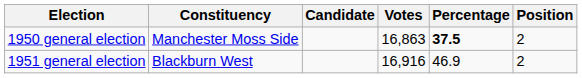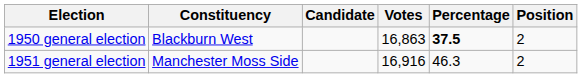(225, 38) Manchester Moss Side -> (202, 38) Blackburn West
(202, 61) Blackburn West -> (225, 61) Manchester Moss Side
(446, 61) 46.9 -> (446, 61) 46.3
